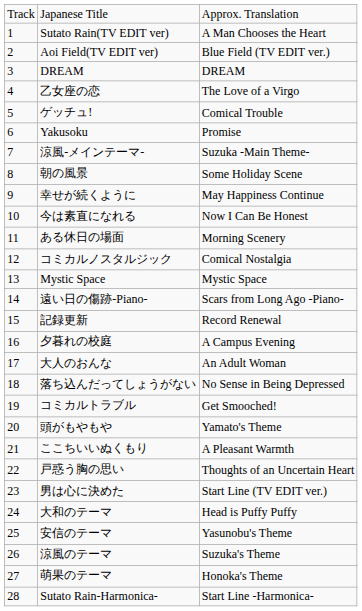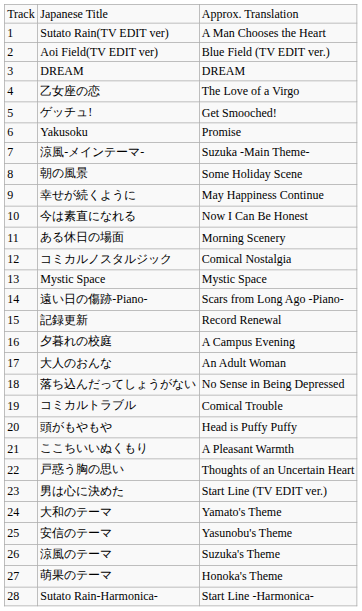(242, 112) Comical Trouble -> (239, 112) Get Smooched!
(239, 405) Get Smooched! -> (242, 405) Comical Trouble
(242, 427) Yamato's Theme -> (249, 427) Head is Puffy Puffy
(249, 512) Head is Puffy Puffy -> (242, 512) Yamato's Theme
